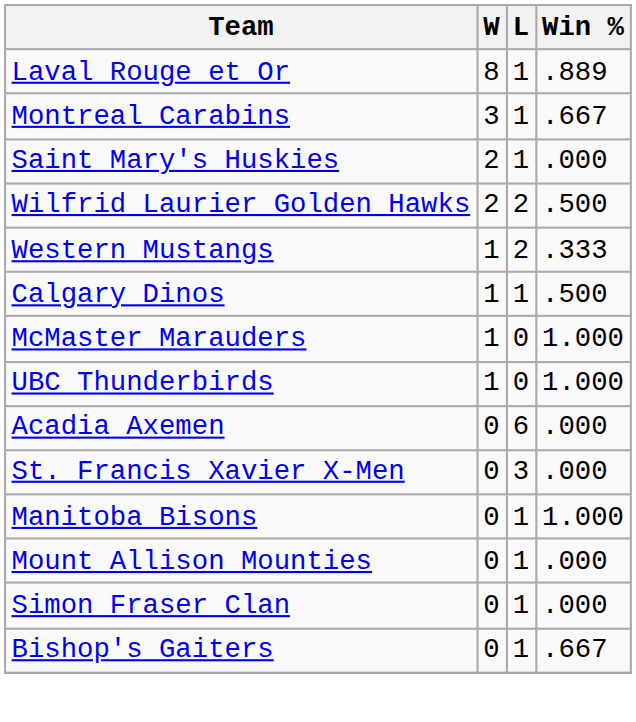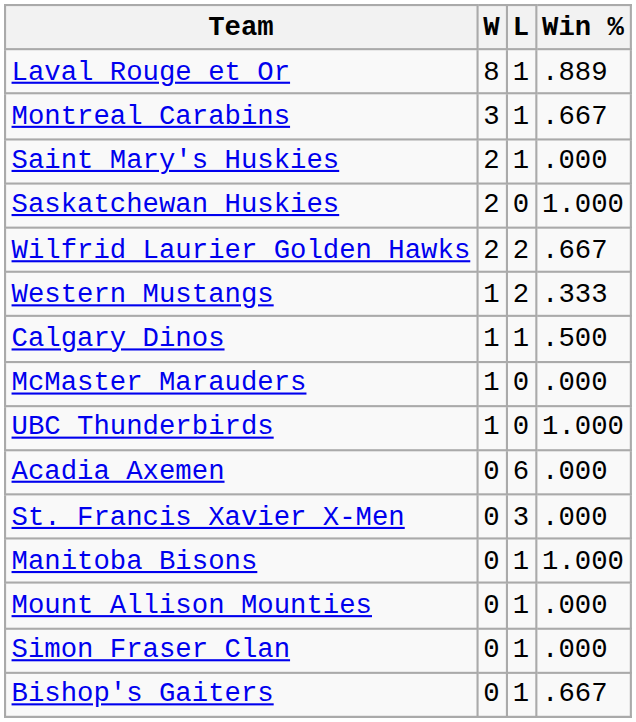+ row: (175, 205)
(575, 205) .500 -> (575, 250) .667
(583, 339) 1.000 -> (575, 383) .000
